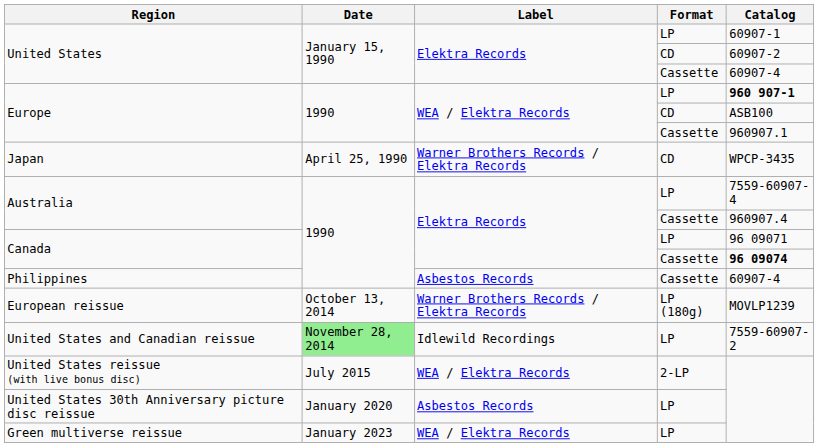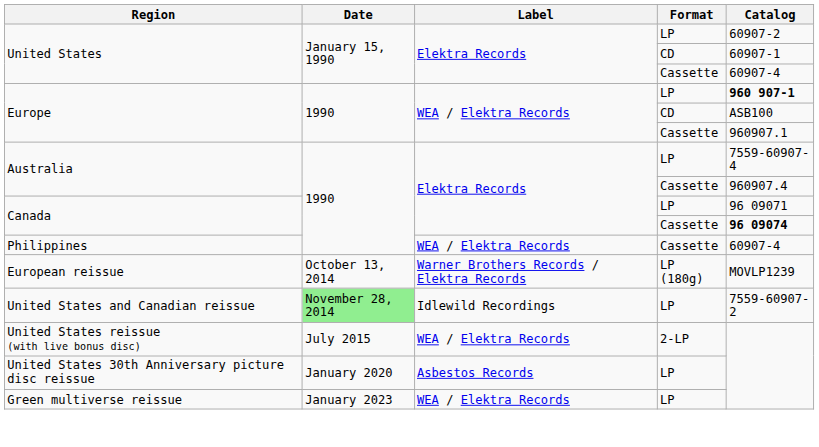(755, 34) 60907-1 -> (755, 34) 60907-2
(755, 54) 60907-2 -> (755, 54) 60907-1
- row: (26, 159)
(475, 279) Asbestos Records -> (493, 245) WEA / Elektra Records
